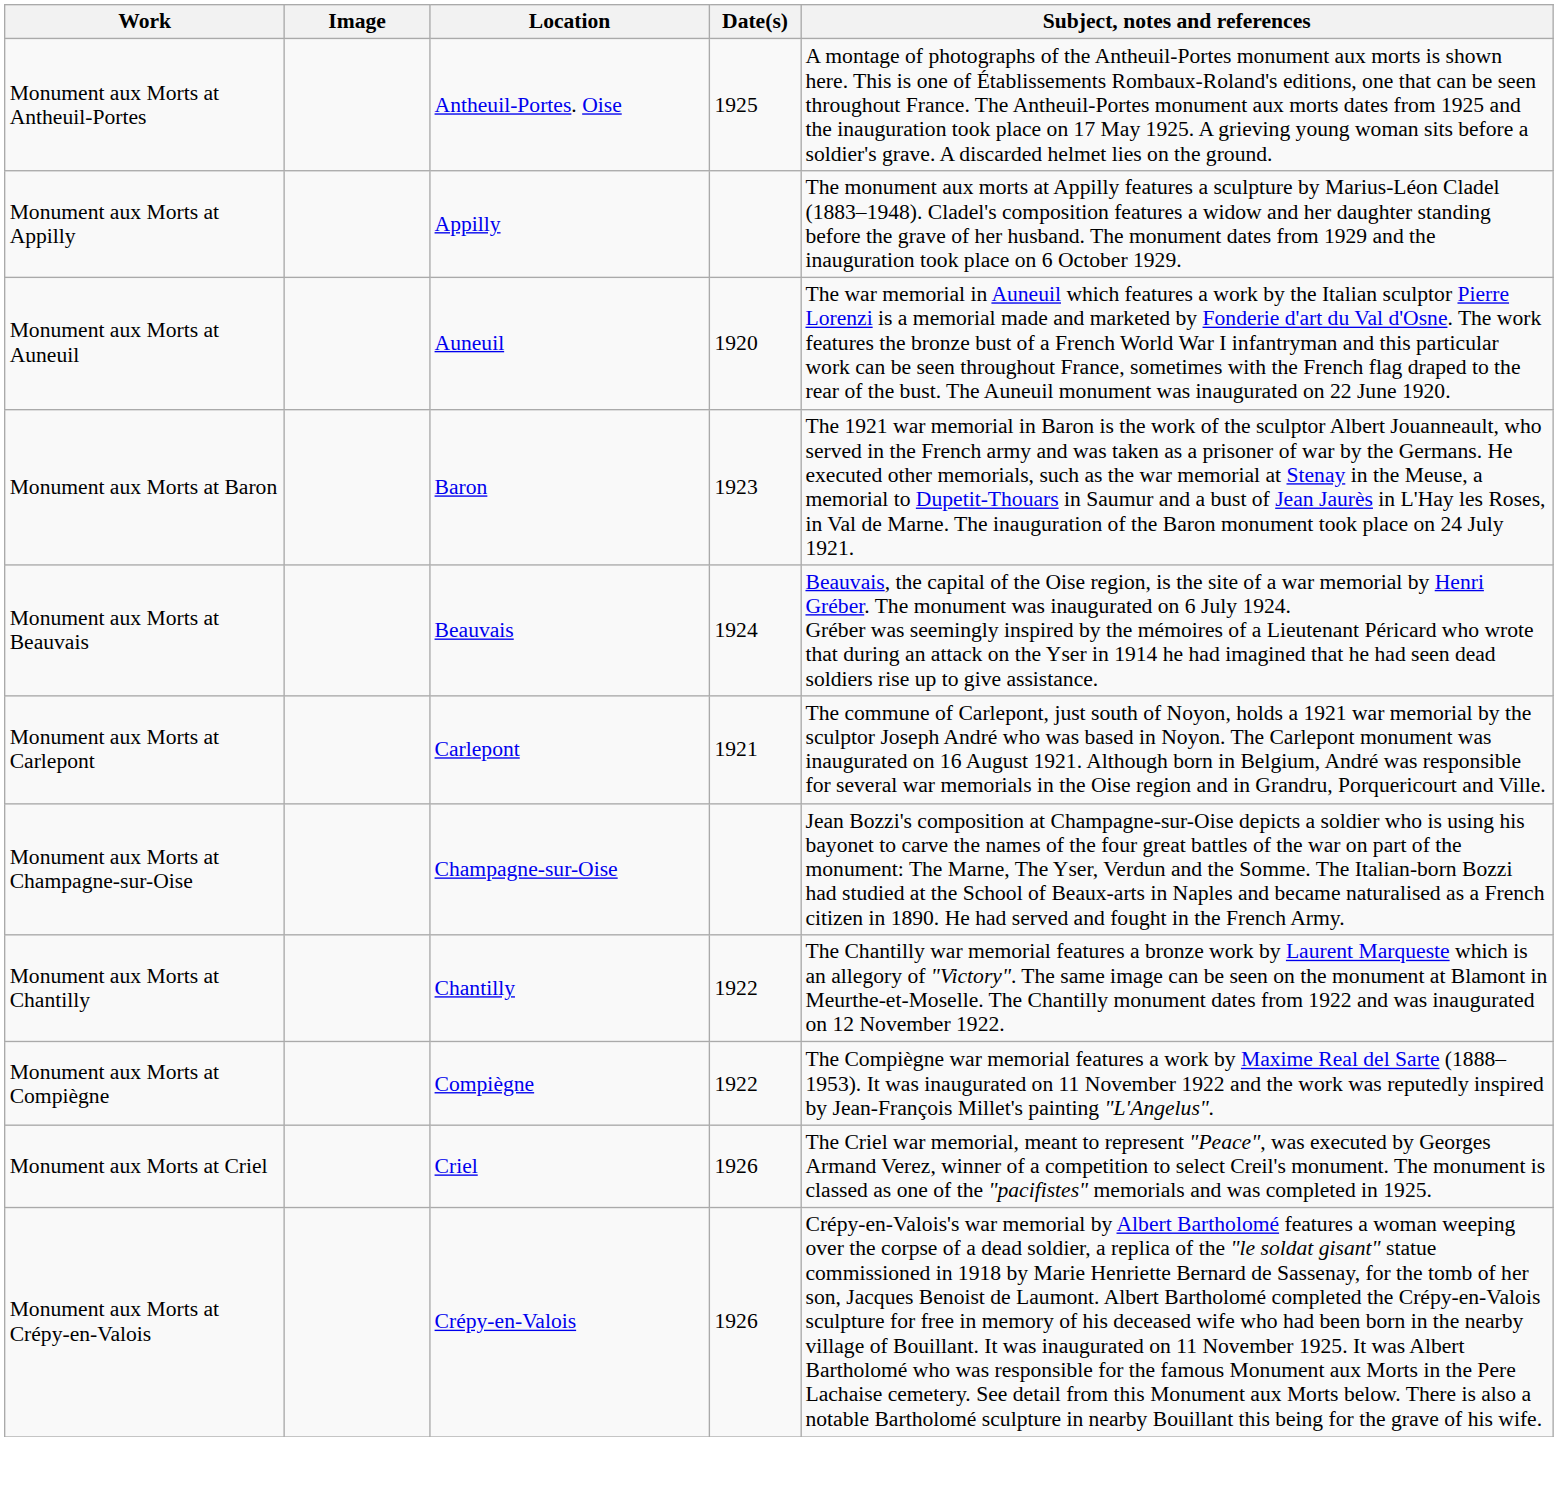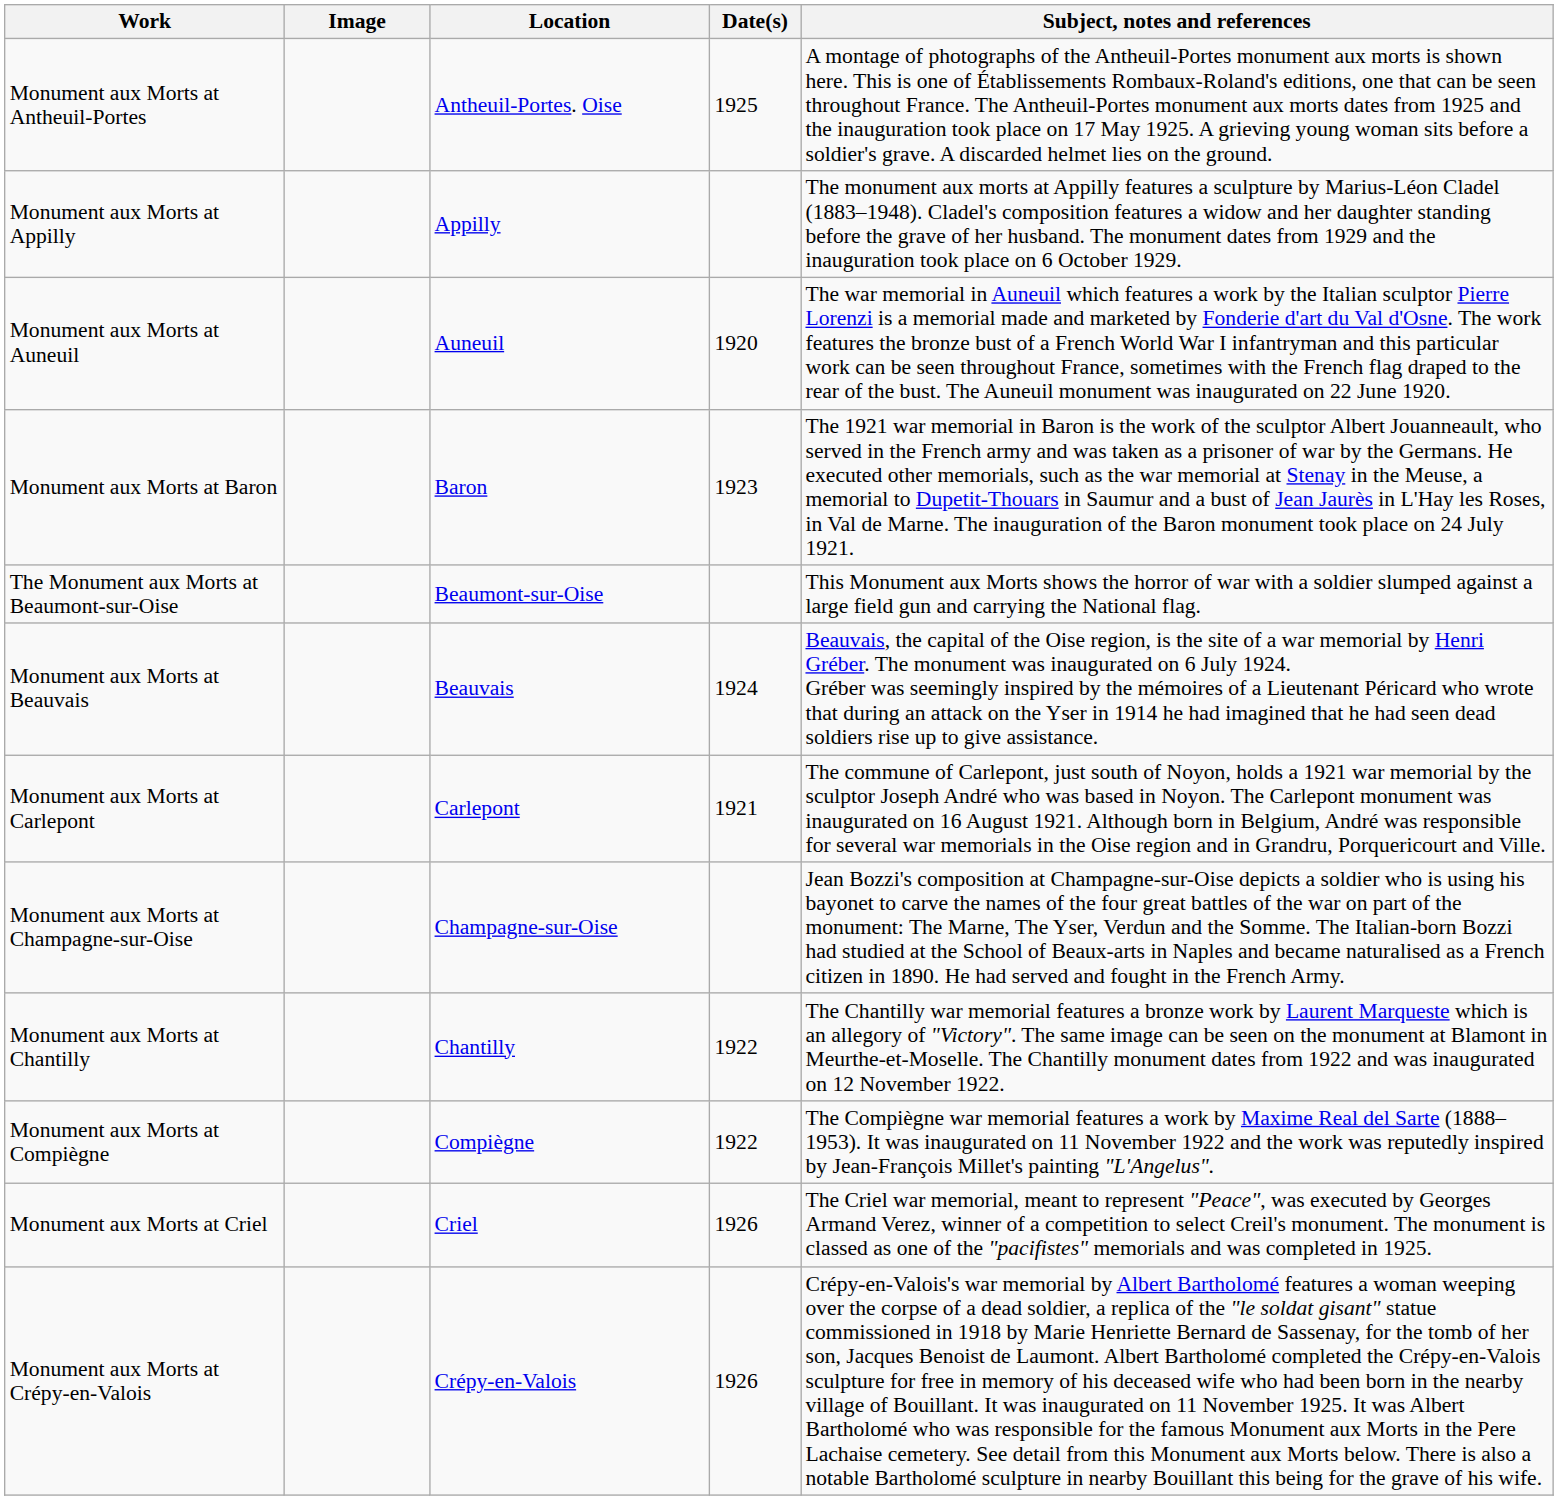+ row: (134, 593)
